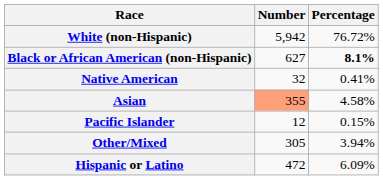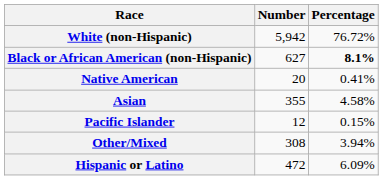(299, 79) 32 -> (299, 79) 20
(295, 100) lightsalmon background -> (295, 100) no background
(295, 143) 305 -> (295, 143) 308
